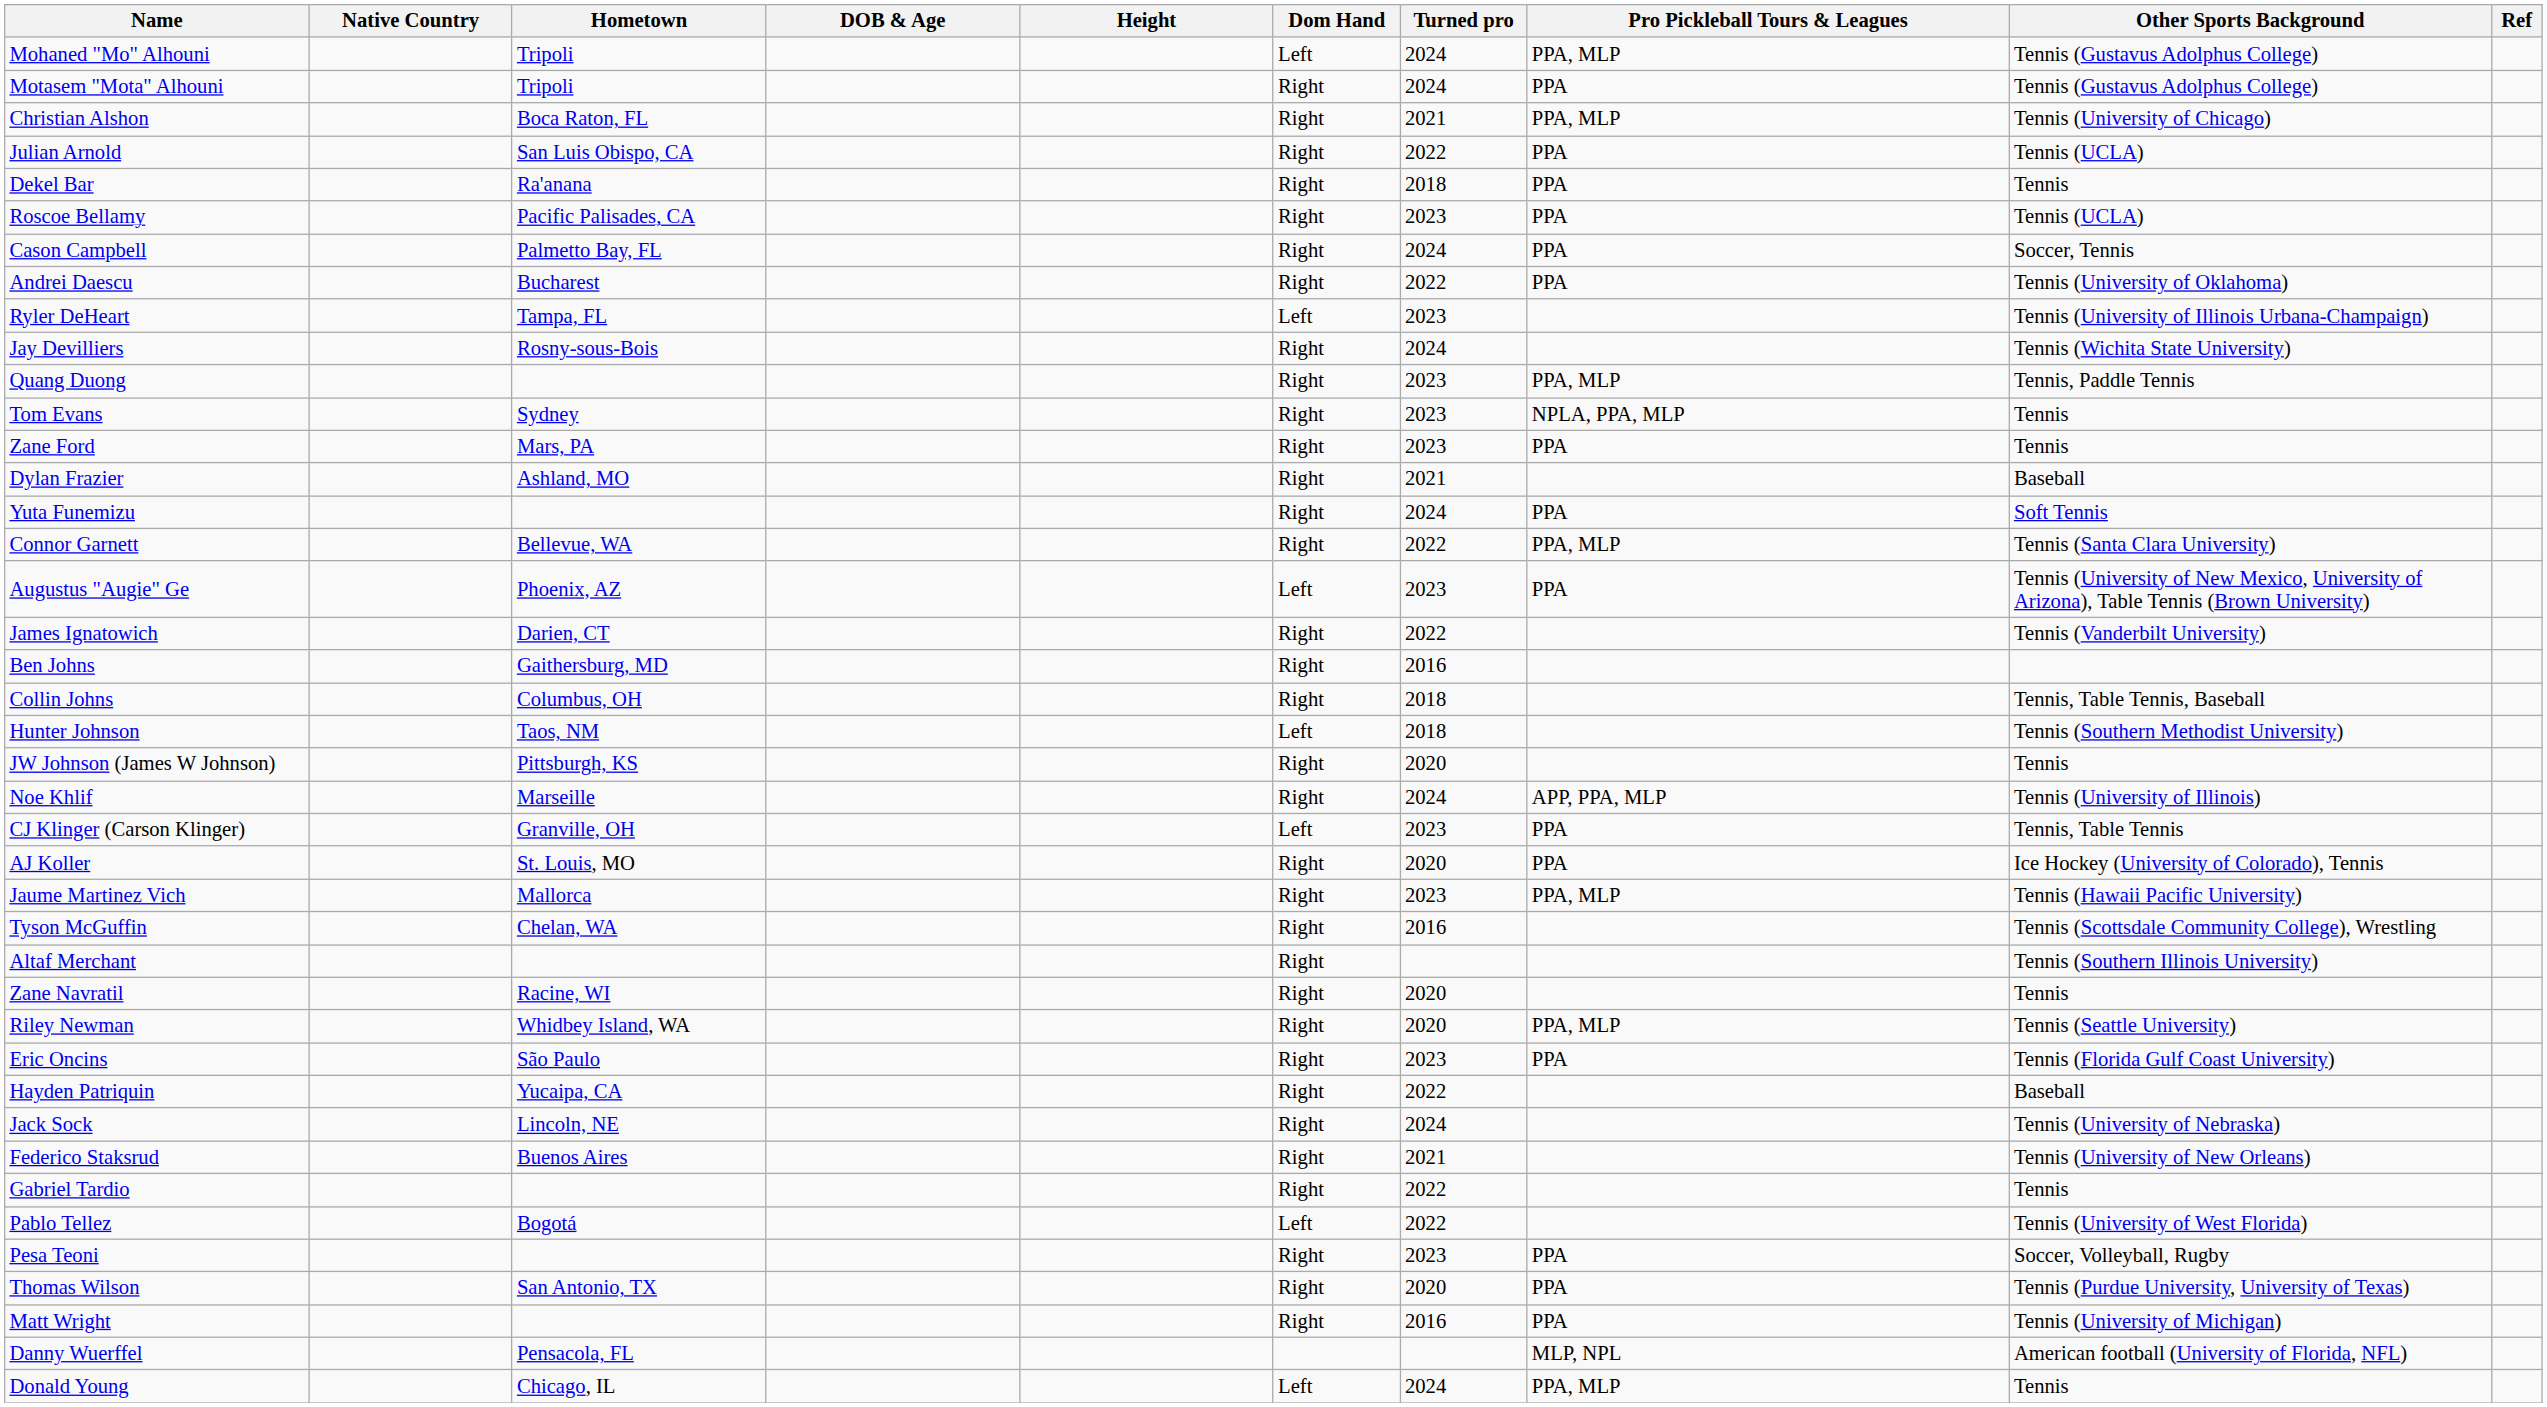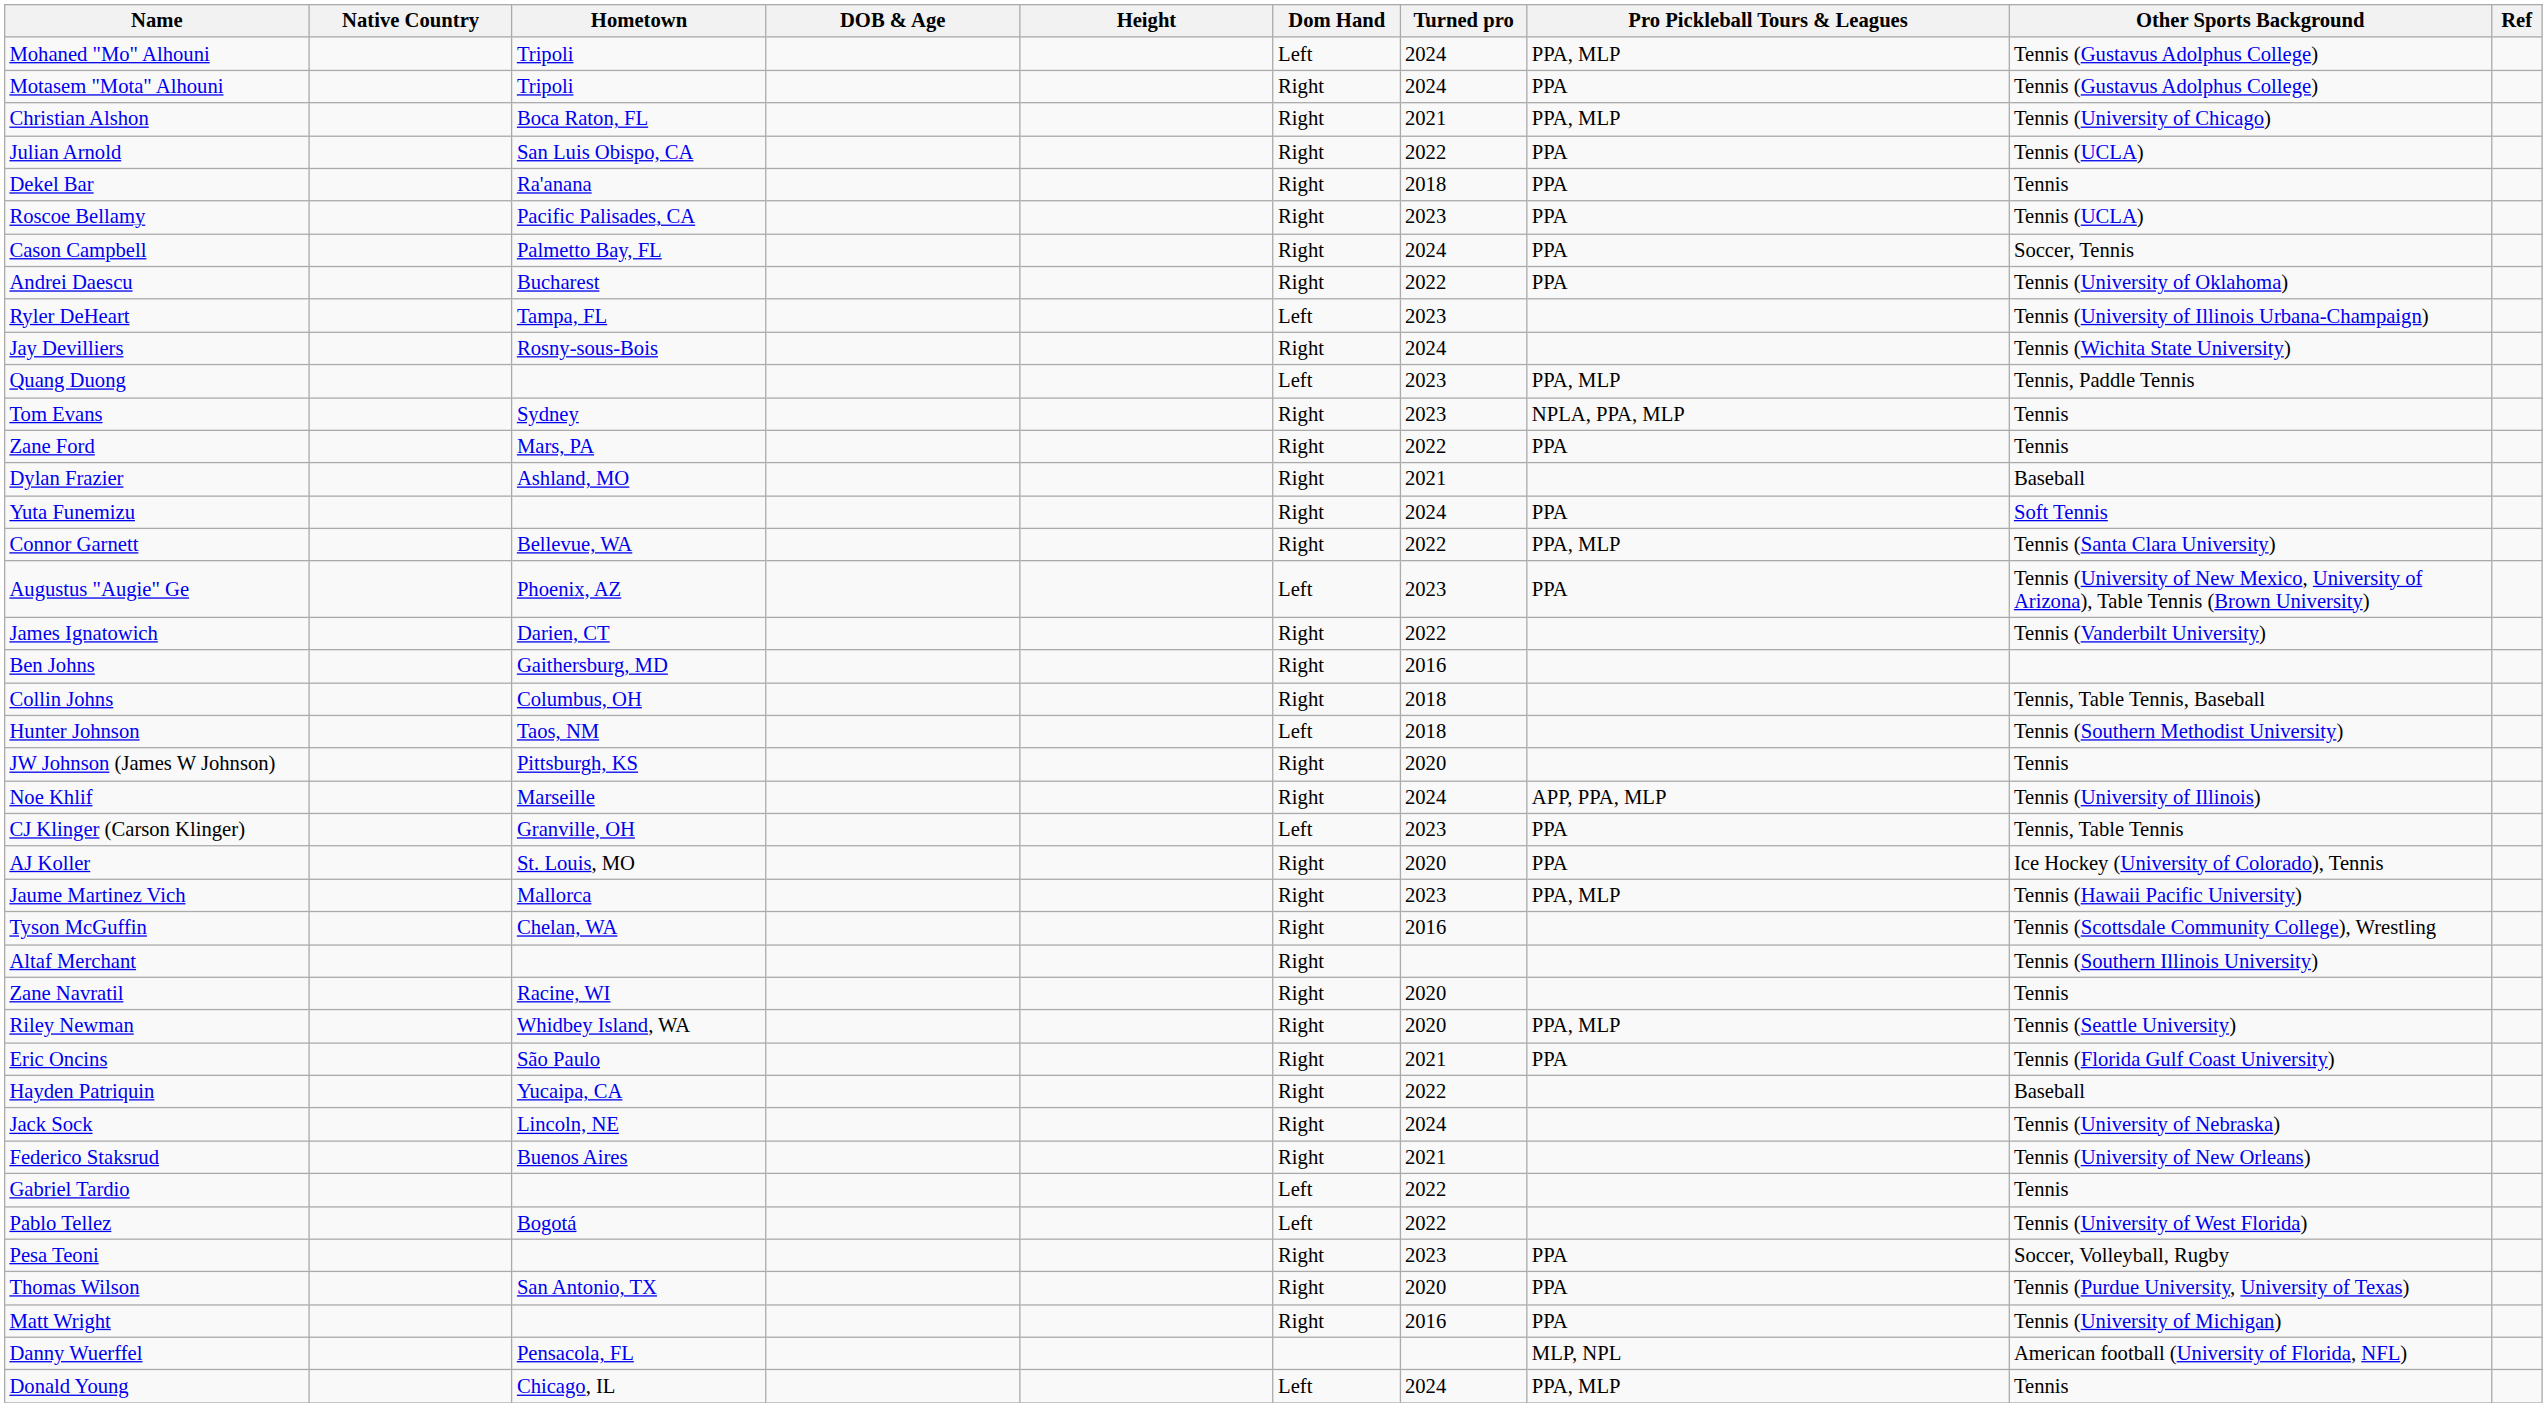(1301, 380) Right -> (1295, 380) Left
(1426, 446) 2023 -> (1426, 446) 2022
(1426, 1058) 2023 -> (1426, 1058) 2021
(1301, 1189) Right -> (1295, 1189) Left
